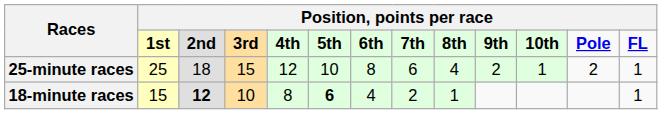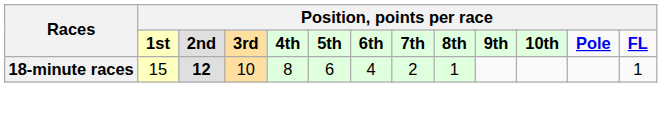- row: (71, 69)
(330, 95) bold -> (330, 69) normal
